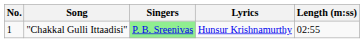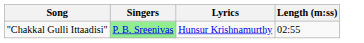- column: (14, 13)
